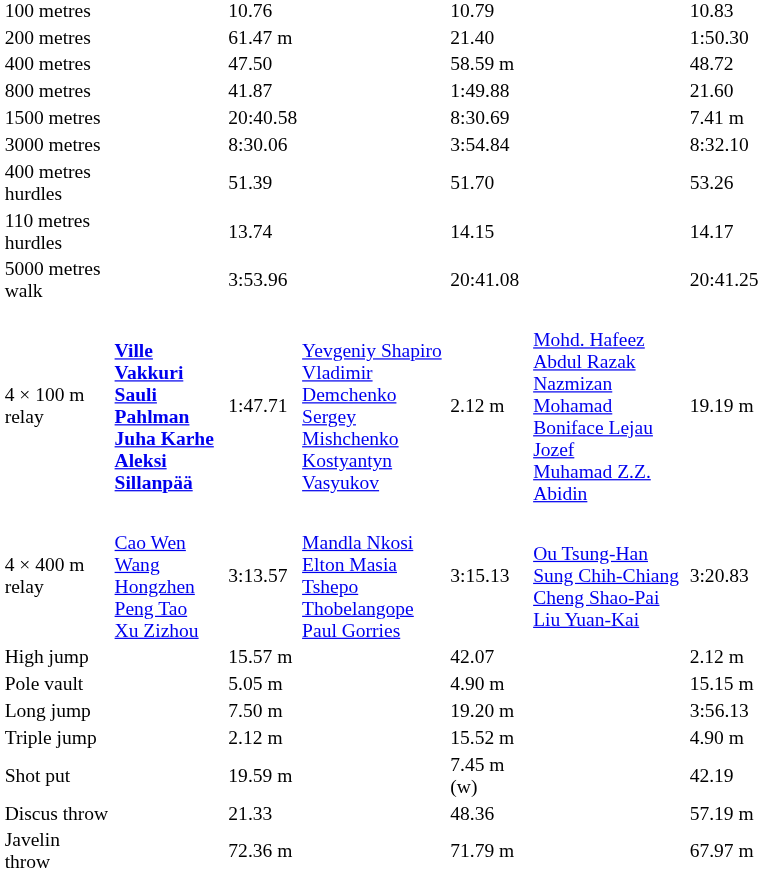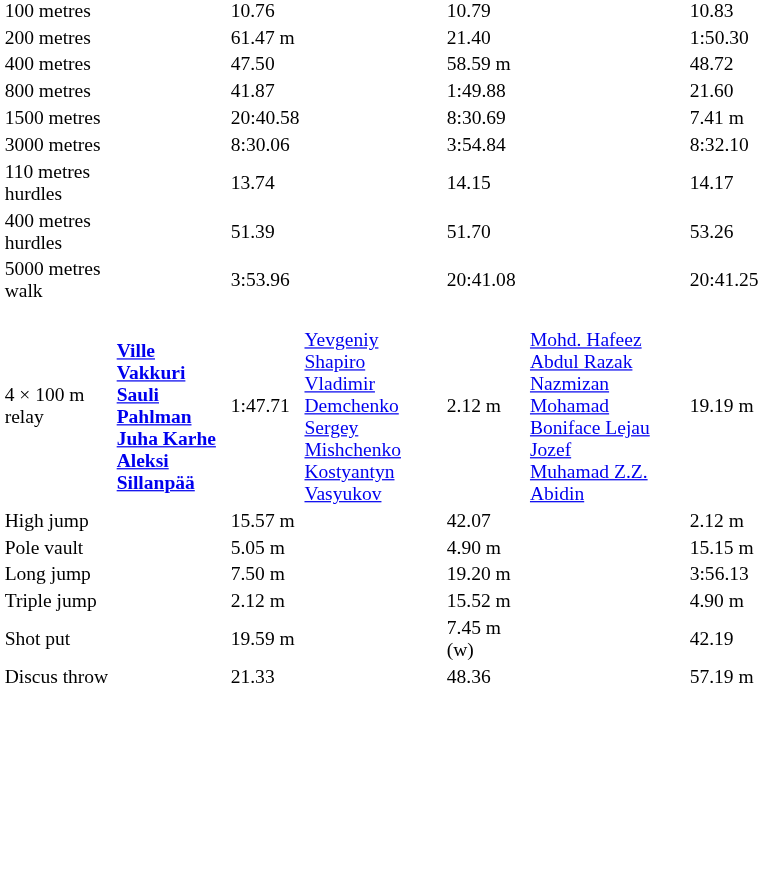rows swapped: (47, 231) <-> (48, 182)
- row: (45, 575)
- row: (32, 851)
